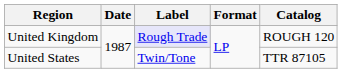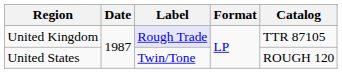(299, 36) ROUGH 120 -> (294, 36) TTR 87105
(294, 57) TTR 87105 -> (299, 57) ROUGH 120
